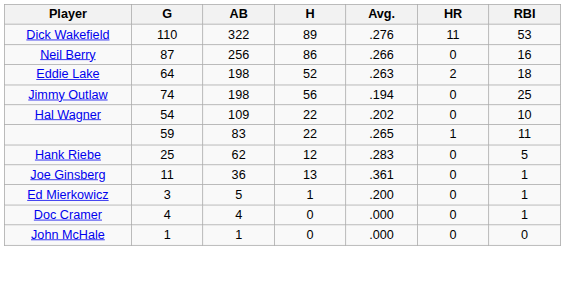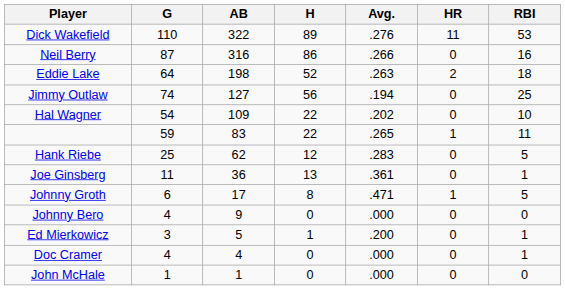(239, 54) 256 -> (239, 54) 316
(239, 94) 198 -> (239, 94) 127
+ row: (68, 194)
+ row: (68, 214)
